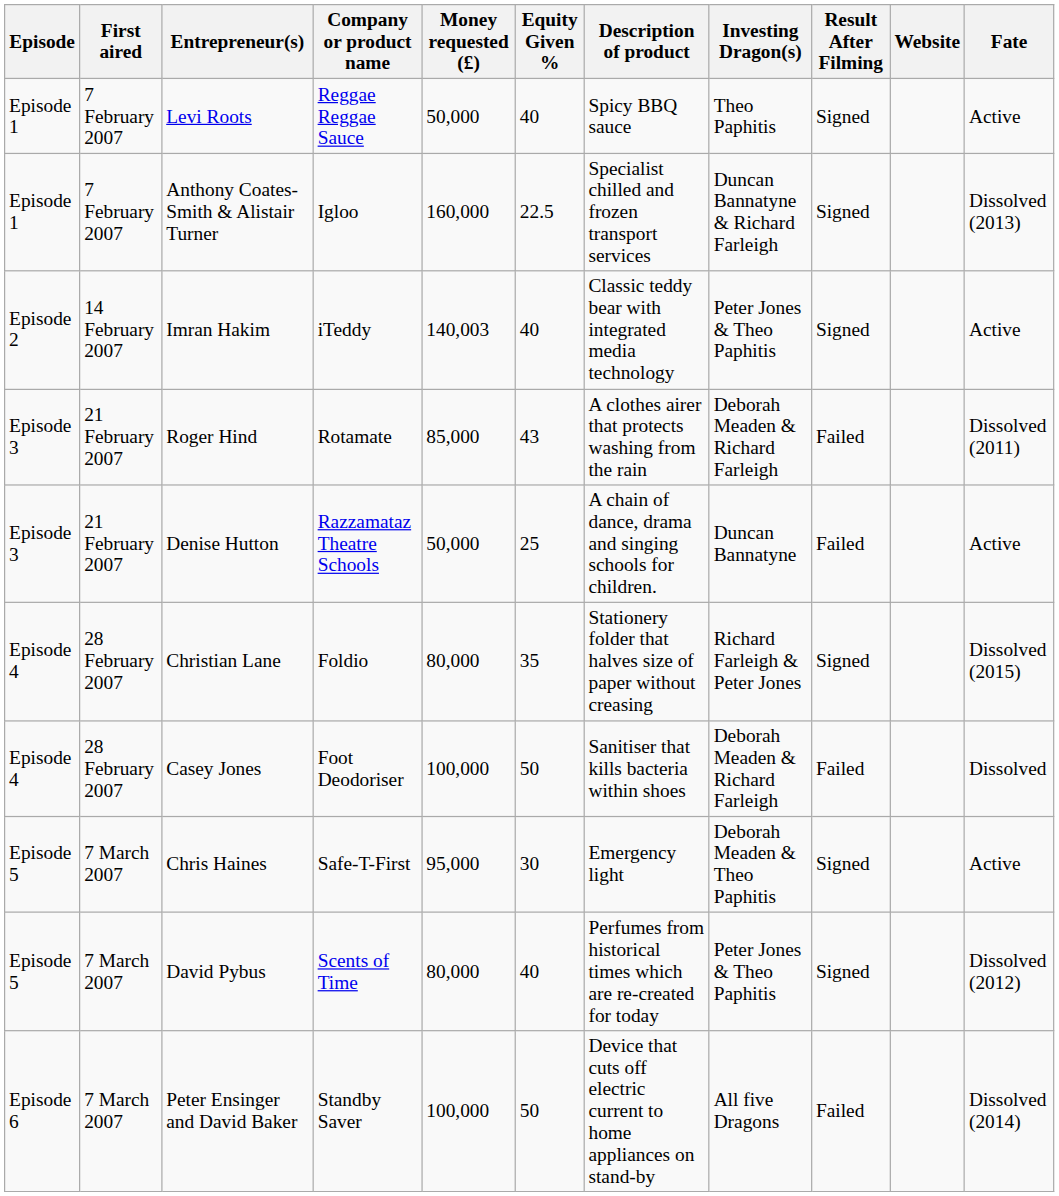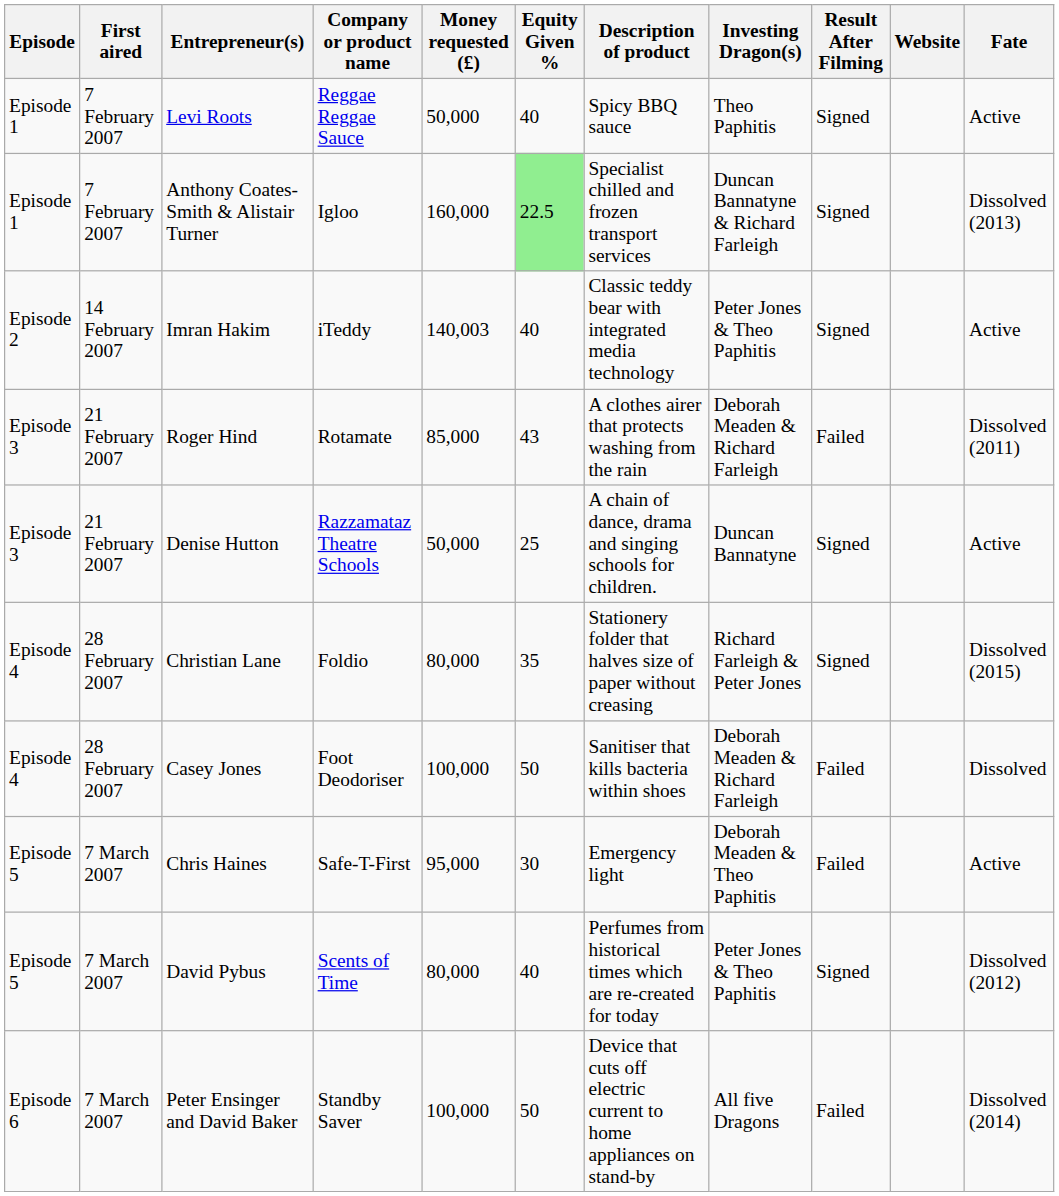(537, 211) no background -> (537, 211) lightgreen background
(840, 543) Failed -> (843, 543) Signed
(843, 864) Signed -> (840, 864) Failed
